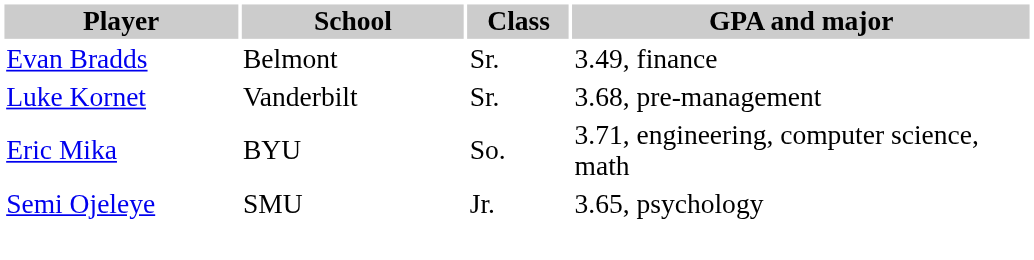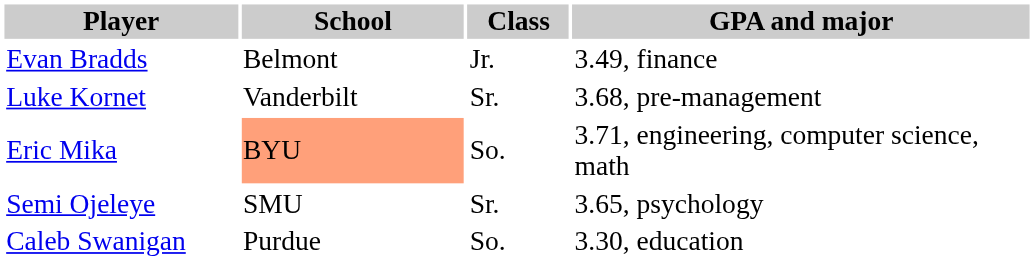(485, 59) Sr. -> (482, 59) Jr.
(272, 150) no background -> (272, 150) lightsalmon background
(482, 203) Jr. -> (485, 203) Sr.
+ row: (96, 241)
